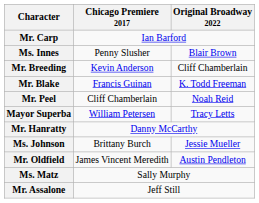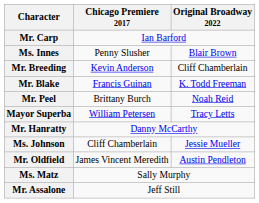(122, 99) Cliff Chamberlain -> (122, 99) Brittany Burch
(122, 144) Brittany Burch -> (122, 144) Cliff Chamberlain
